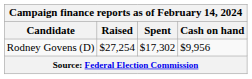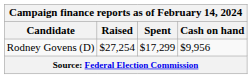(158, 47) $17,302 -> (158, 47) $17,299
